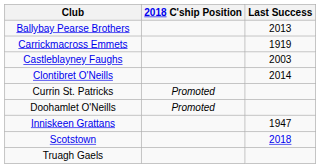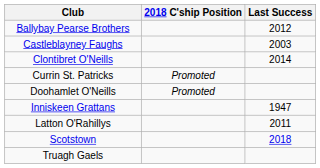(280, 28) 2013 -> (280, 28) 2012
- row: (73, 44)
+ row: (73, 124)
